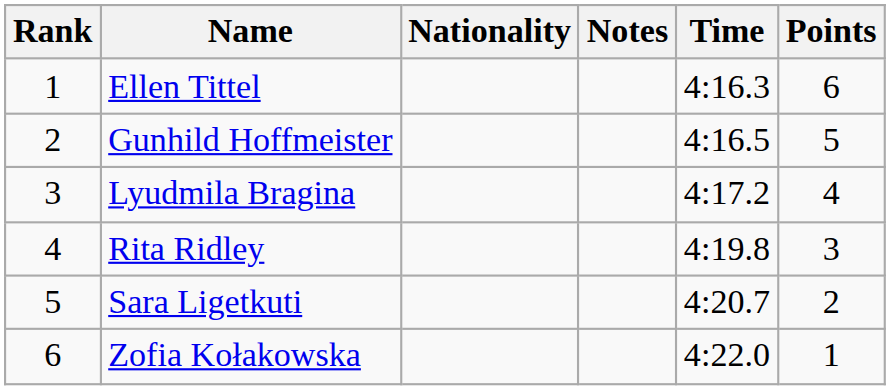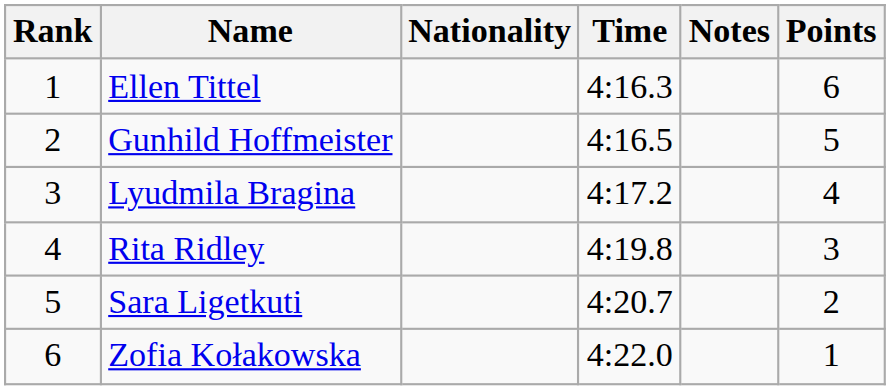columns swapped: (727, 31) <-> (627, 31)
